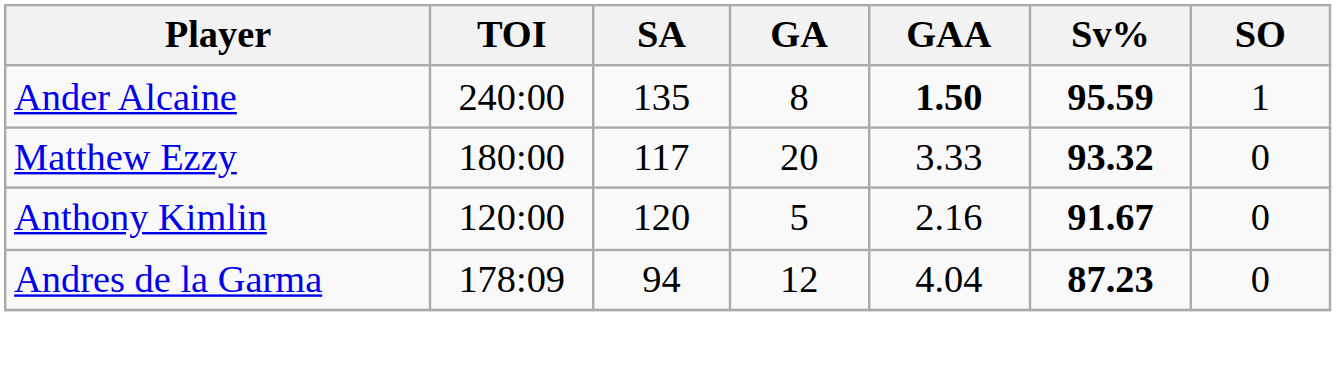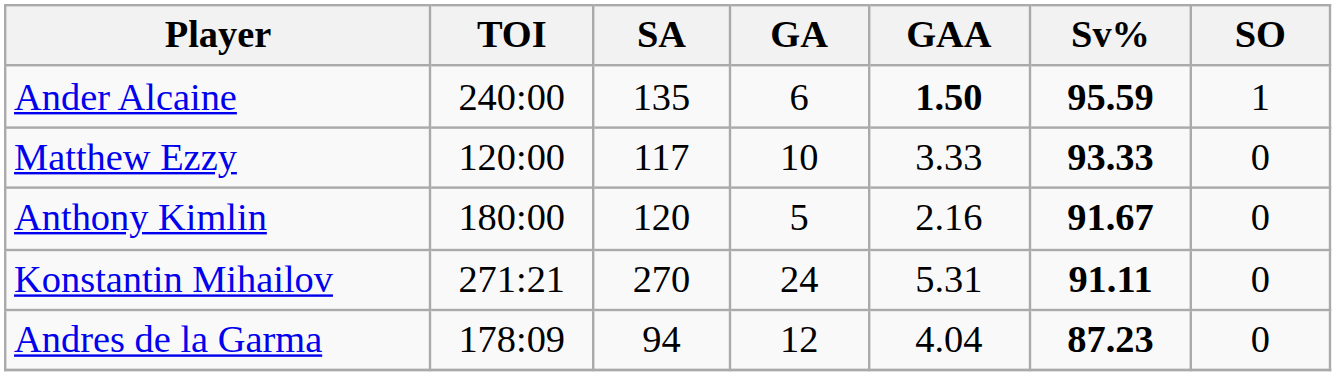(799, 95) 8 -> (799, 95) 6
(512, 156) 180:00 -> (512, 156) 120:00
(799, 156) 20 -> (799, 156) 10
(1111, 156) 93.32 -> (1111, 156) 93.33
(512, 217) 120:00 -> (512, 217) 180:00
+ row: (174, 278)
